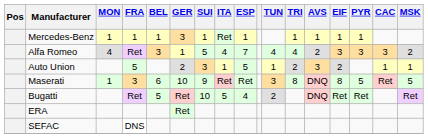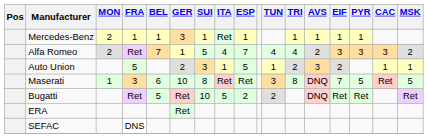(109, 36) 1 -> (109, 36) 2
(109, 51) 4 -> (109, 51) 2
(158, 51) 3 -> (158, 51) 7
(205, 81) 9 -> (205, 81) 8
(340, 81) 8 -> (340, 81) 7
(245, 96) 4 -> (245, 96) 2
